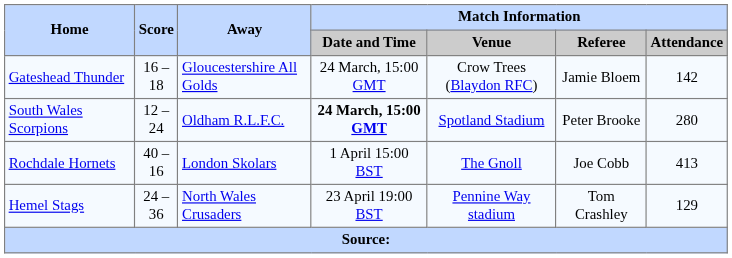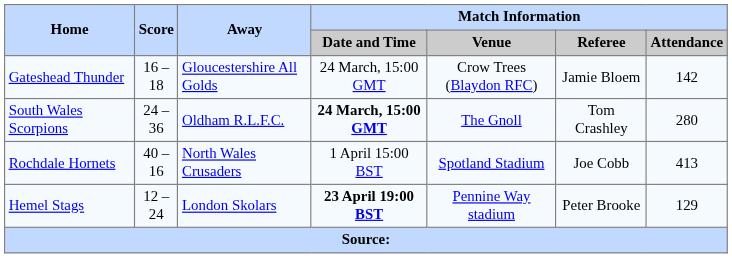(156, 119) 12 – 24 -> (156, 119) 24 – 36
(491, 119) Spotland Stadium -> (491, 119) The Gnoll
(601, 119) Peter Brooke -> (601, 119) Tom Crashley
(229, 162) London Skolars -> (219, 162) North Wales Crusaders
(491, 162) The Gnoll -> (491, 162) Spotland Stadium
(156, 205) 24 – 36 -> (156, 205) 12 – 24
(219, 205) North Wales Crusaders -> (229, 205) London Skolars
(369, 205) normal -> (369, 205) bold
(601, 205) Tom Crashley -> (601, 205) Peter Brooke
